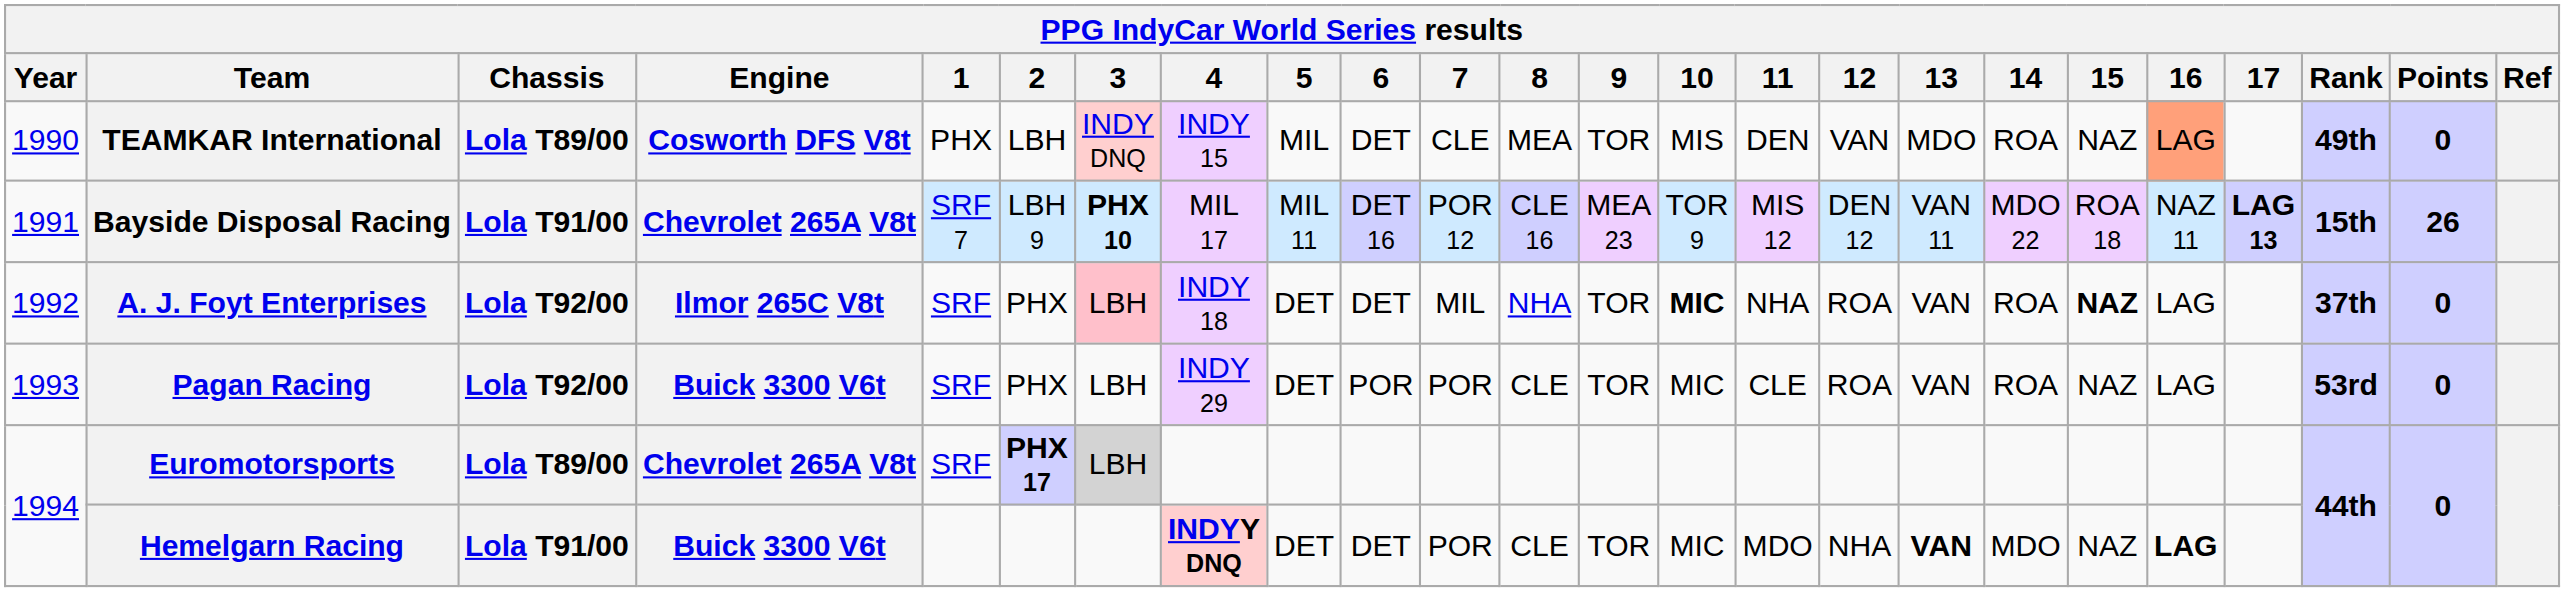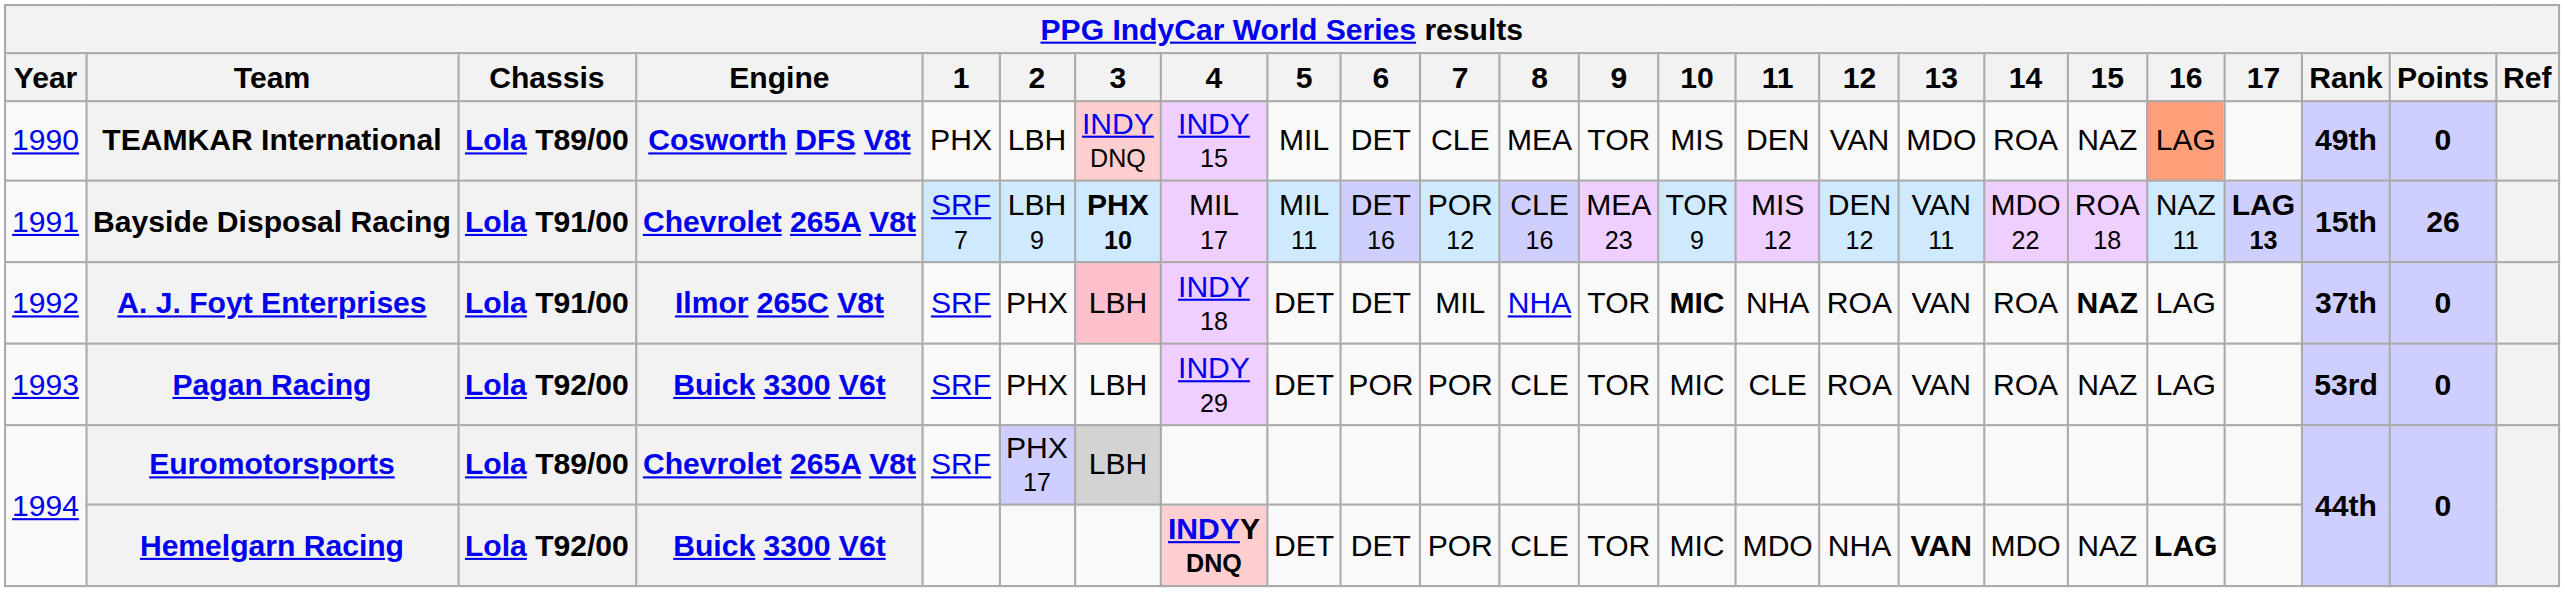(547, 303) Lola T92/00 -> (547, 303) Lola T91/00
(1037, 465) bold -> (1037, 465) normal
(547, 546) Lola T91/00 -> (547, 546) Lola T92/00
